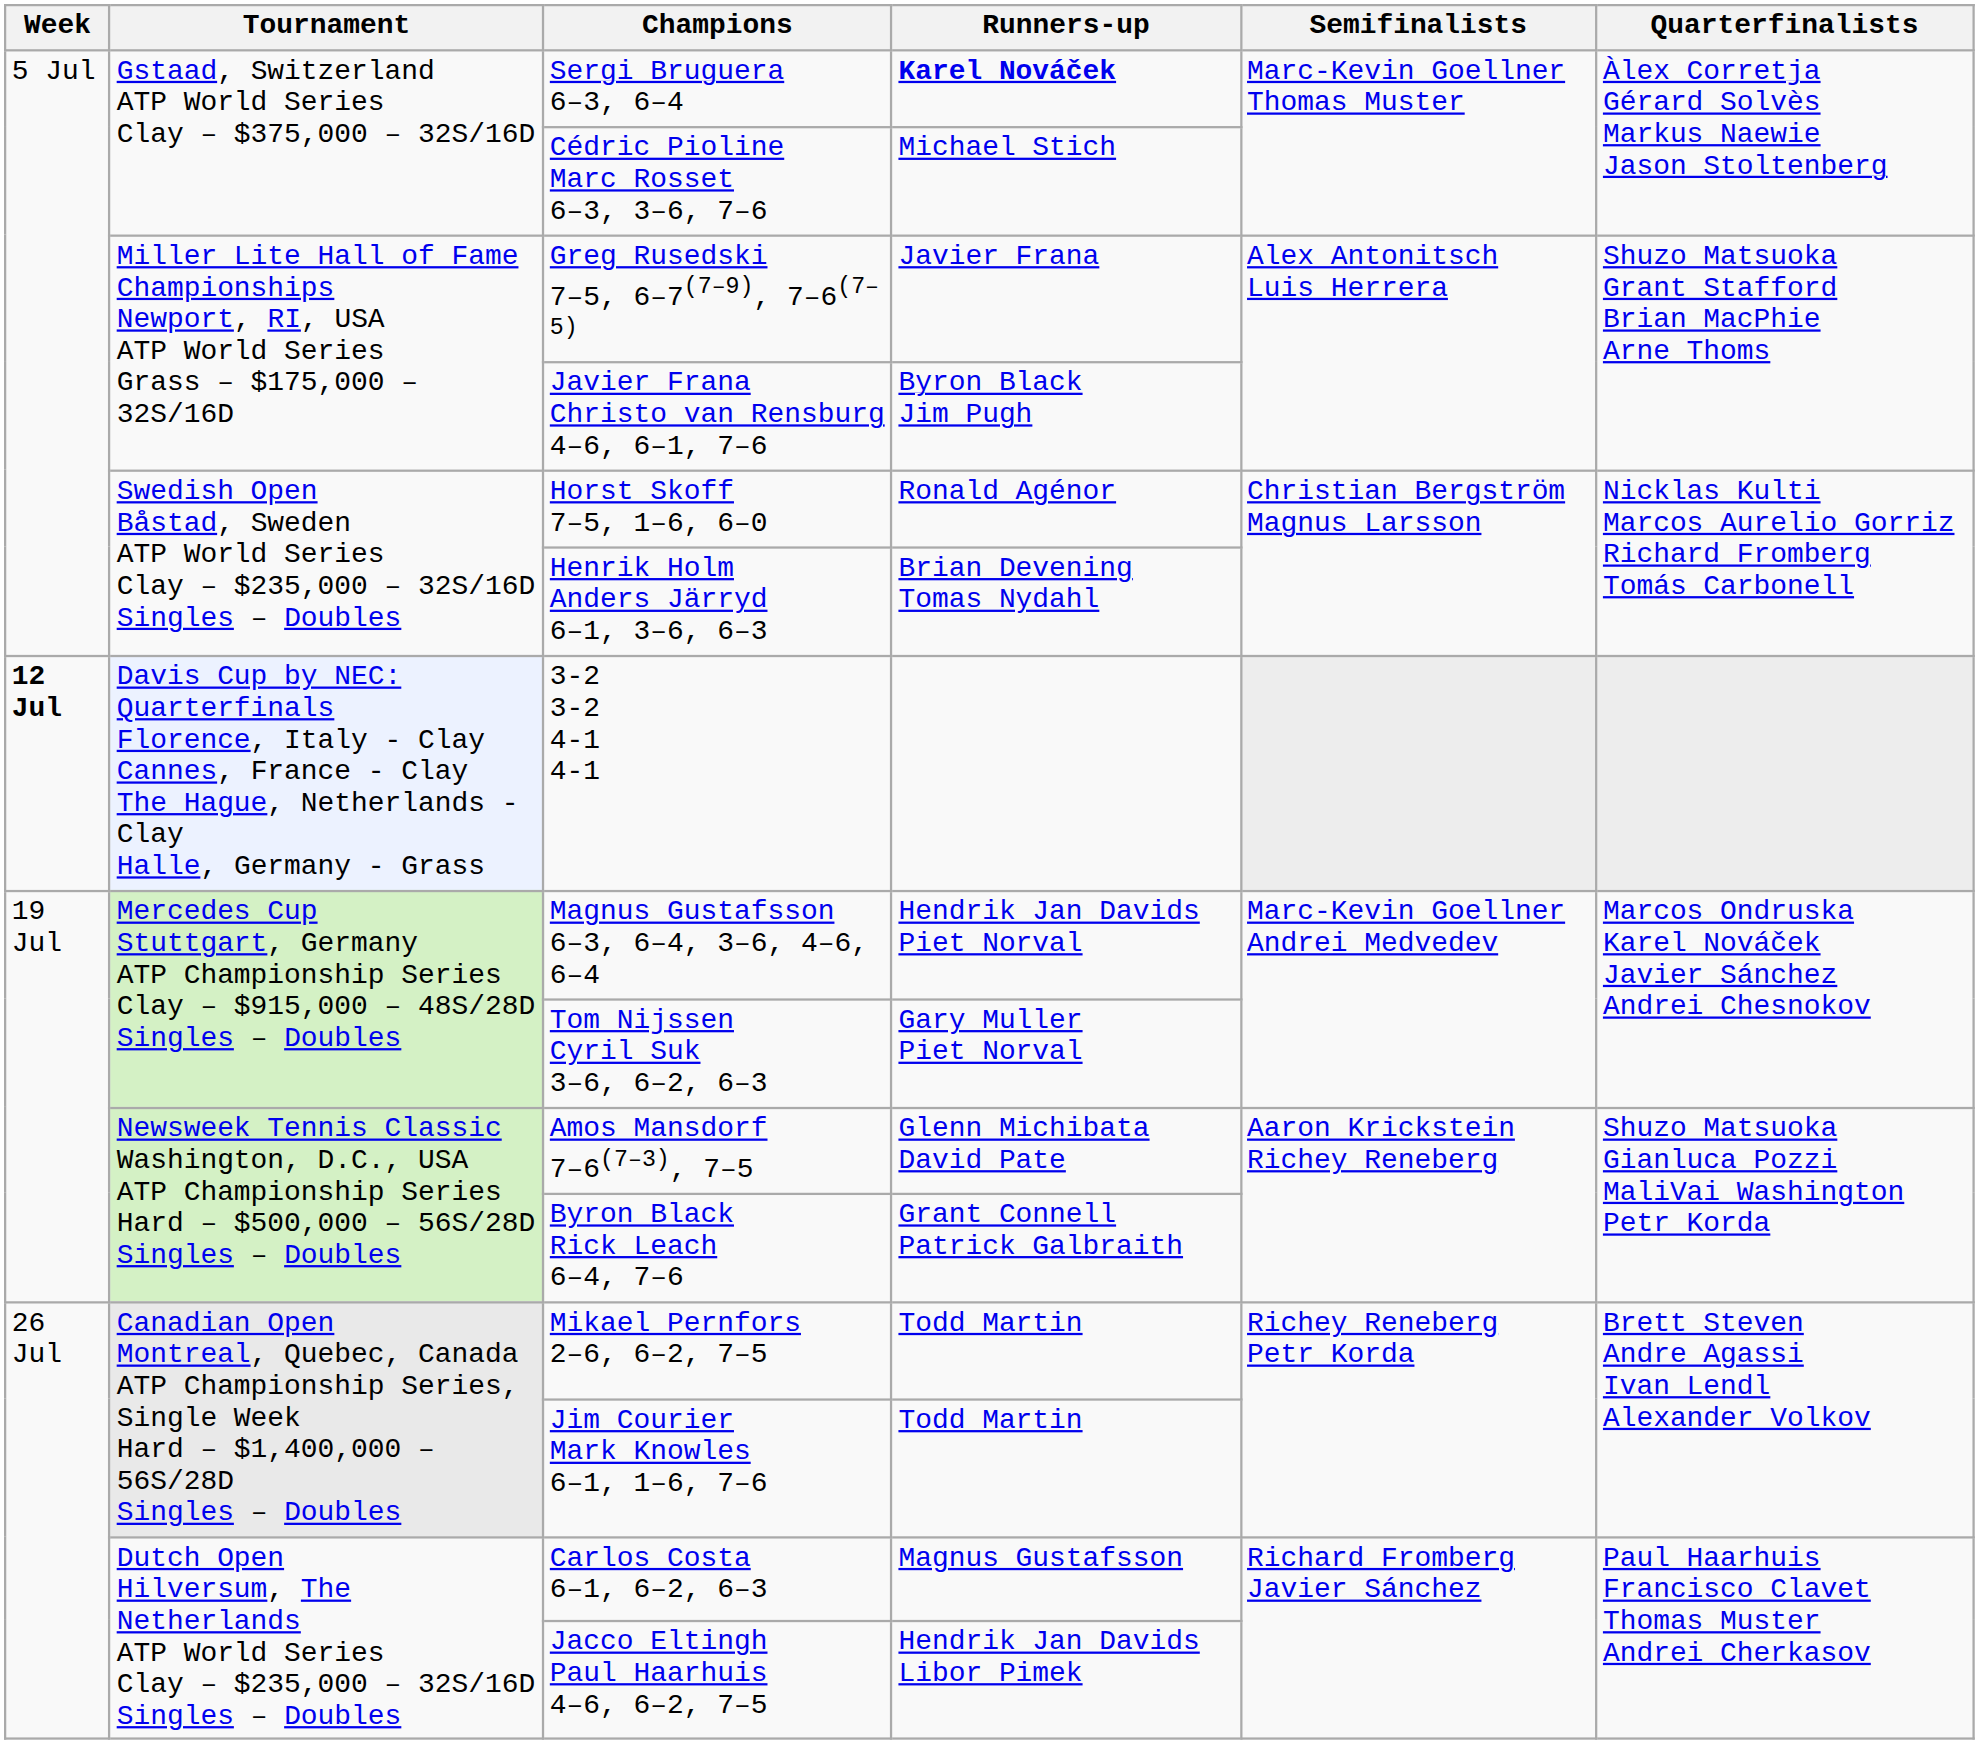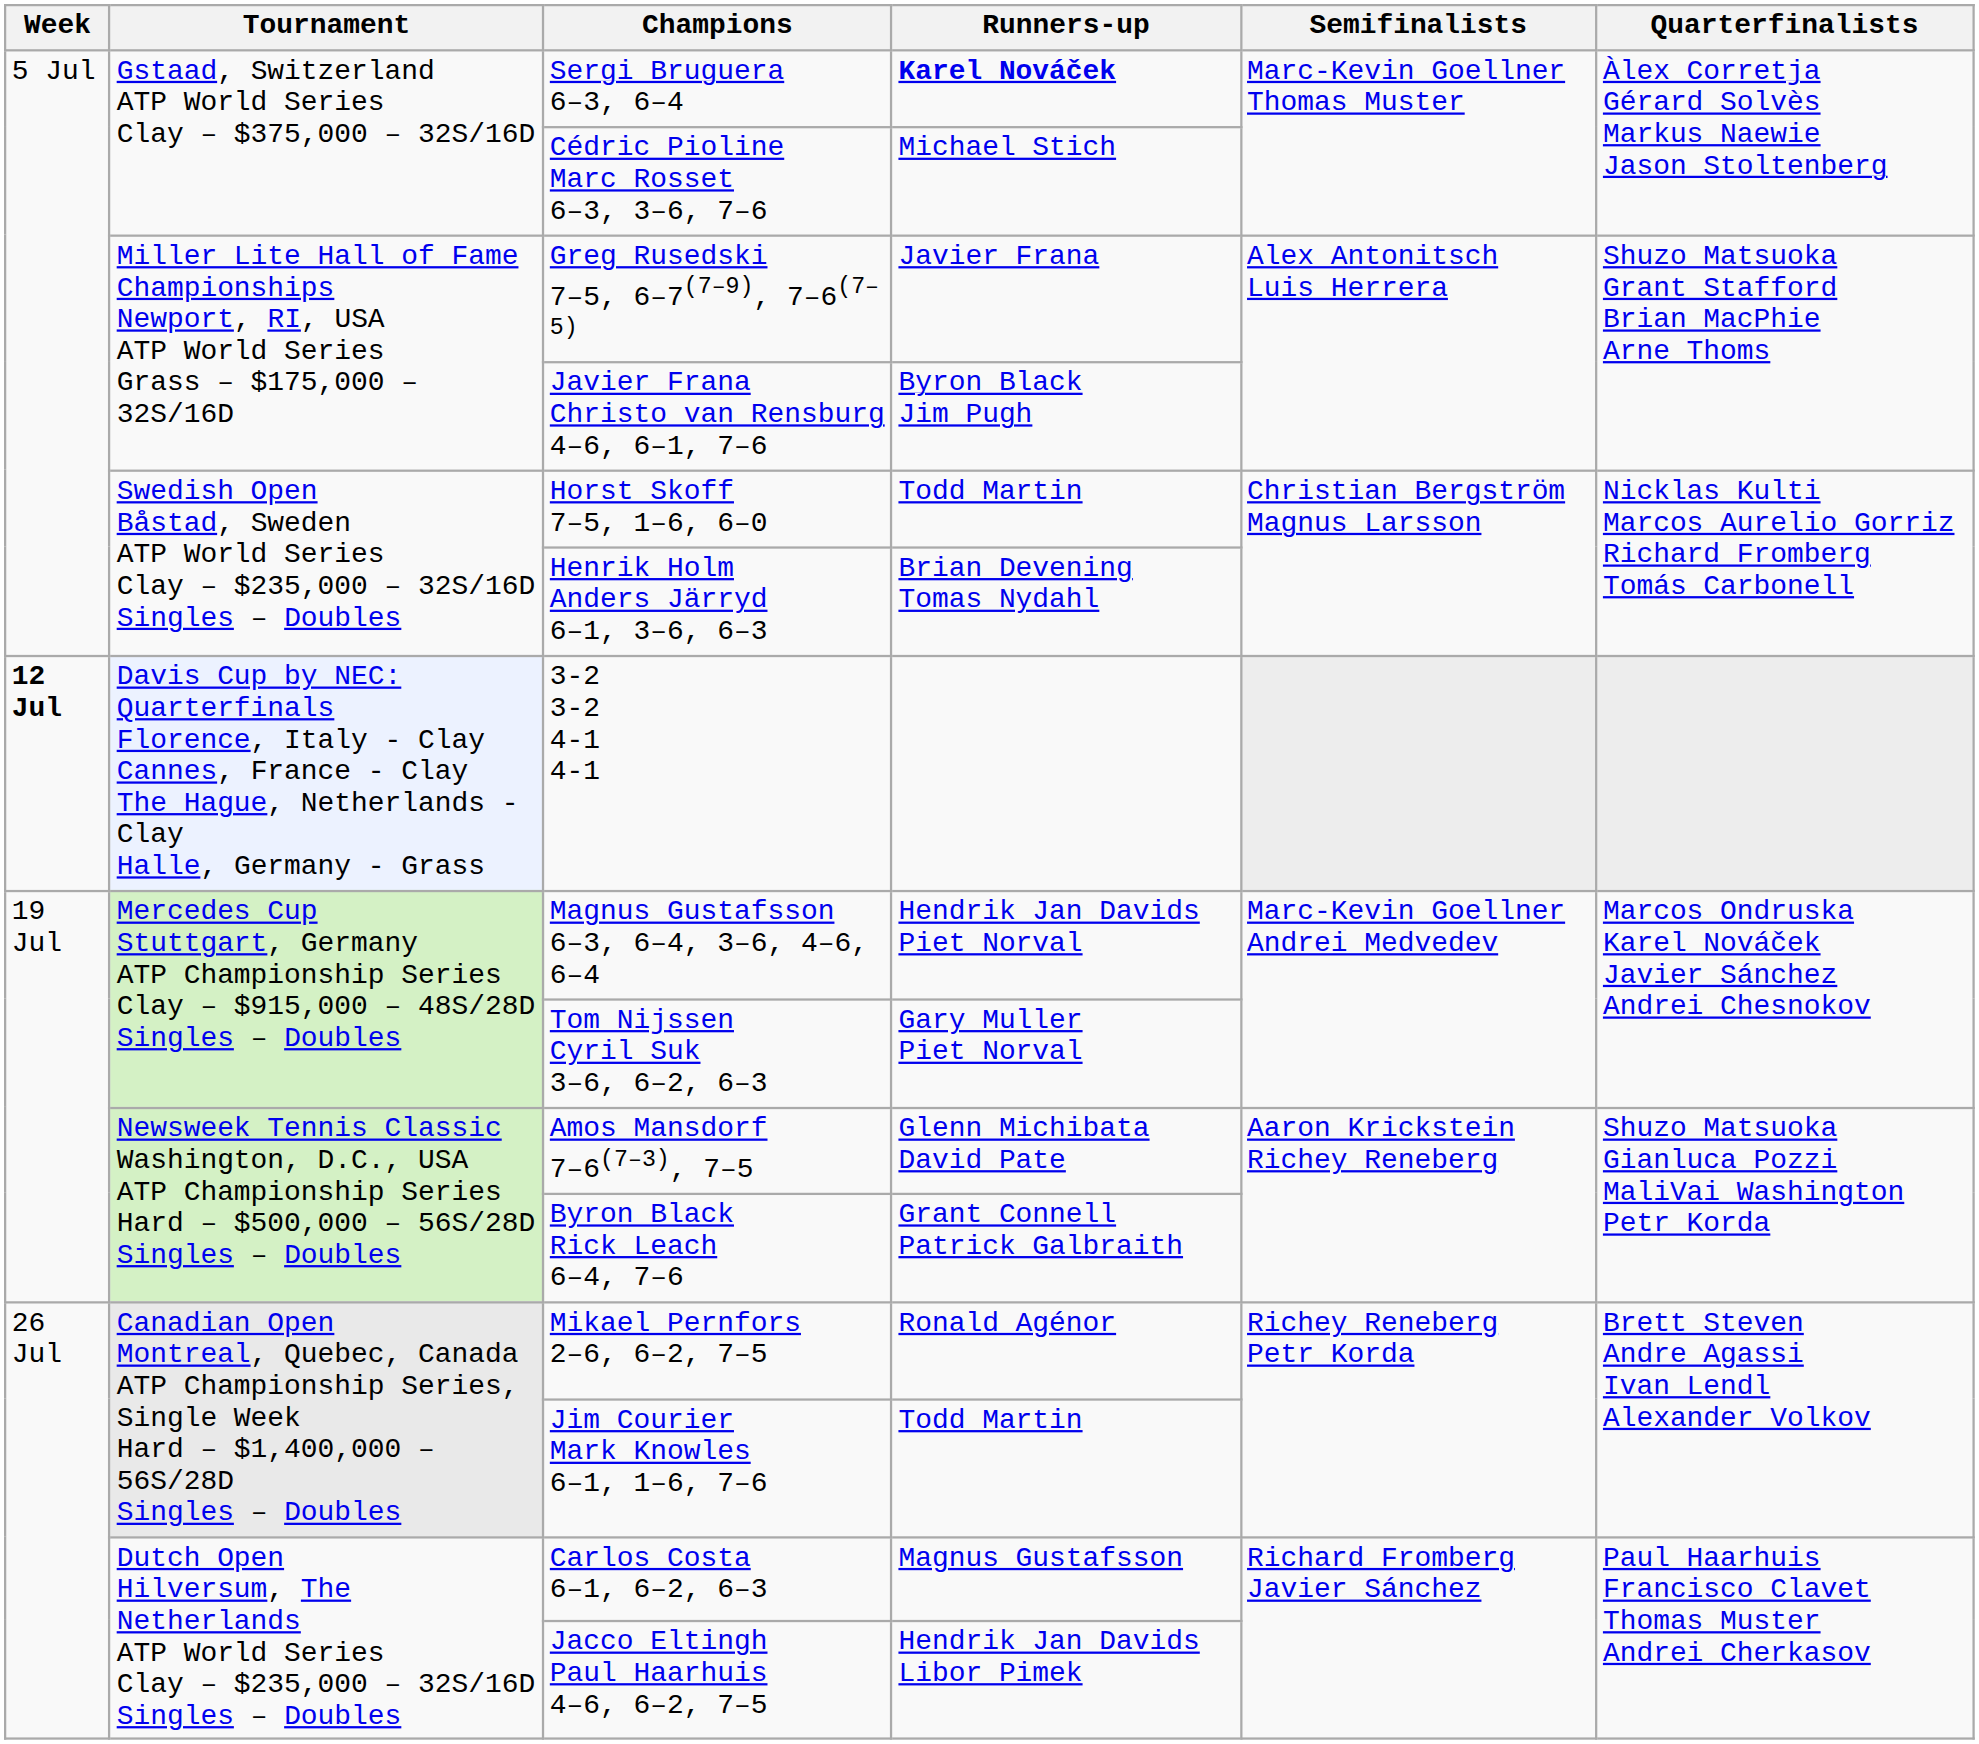(1007, 493) Ronald Agénor -> (991, 493) Todd Martin
(991, 1324) Todd Martin -> (1007, 1324) Ronald Agénor
